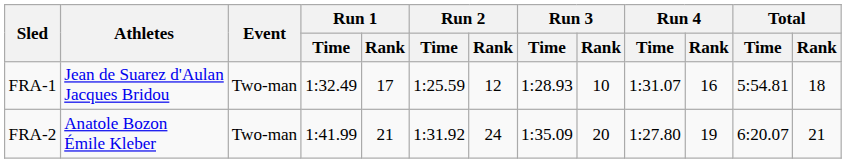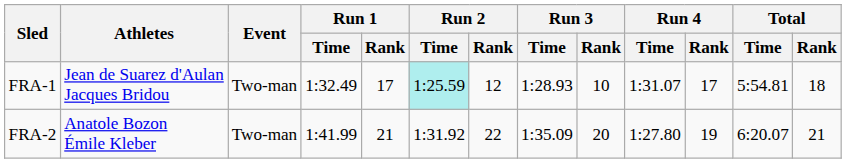(439, 85) no background -> (439, 85) paleturquoise background
(709, 85) 16 -> (709, 85) 17
(493, 134) 24 -> (493, 134) 22
